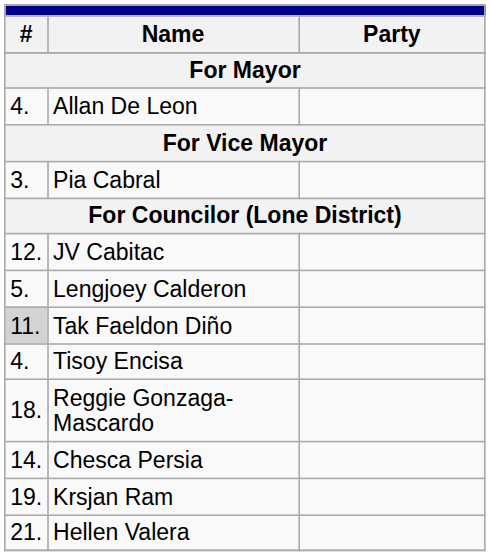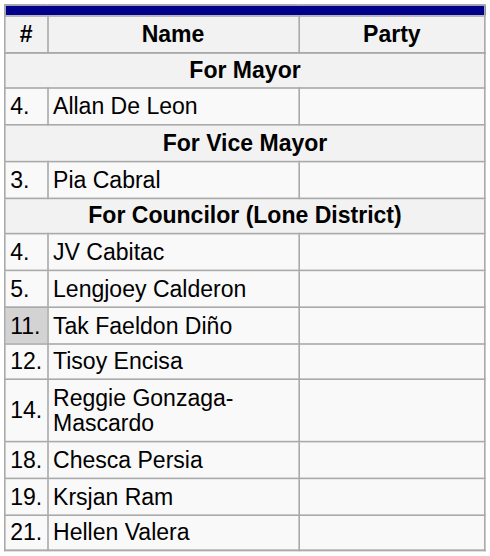(26, 253) 12. -> (20, 253) 4.
(20, 362) 4. -> (26, 362) 12.
(26, 411) 18. -> (26, 411) 14.
(26, 460) 14. -> (26, 460) 18.
